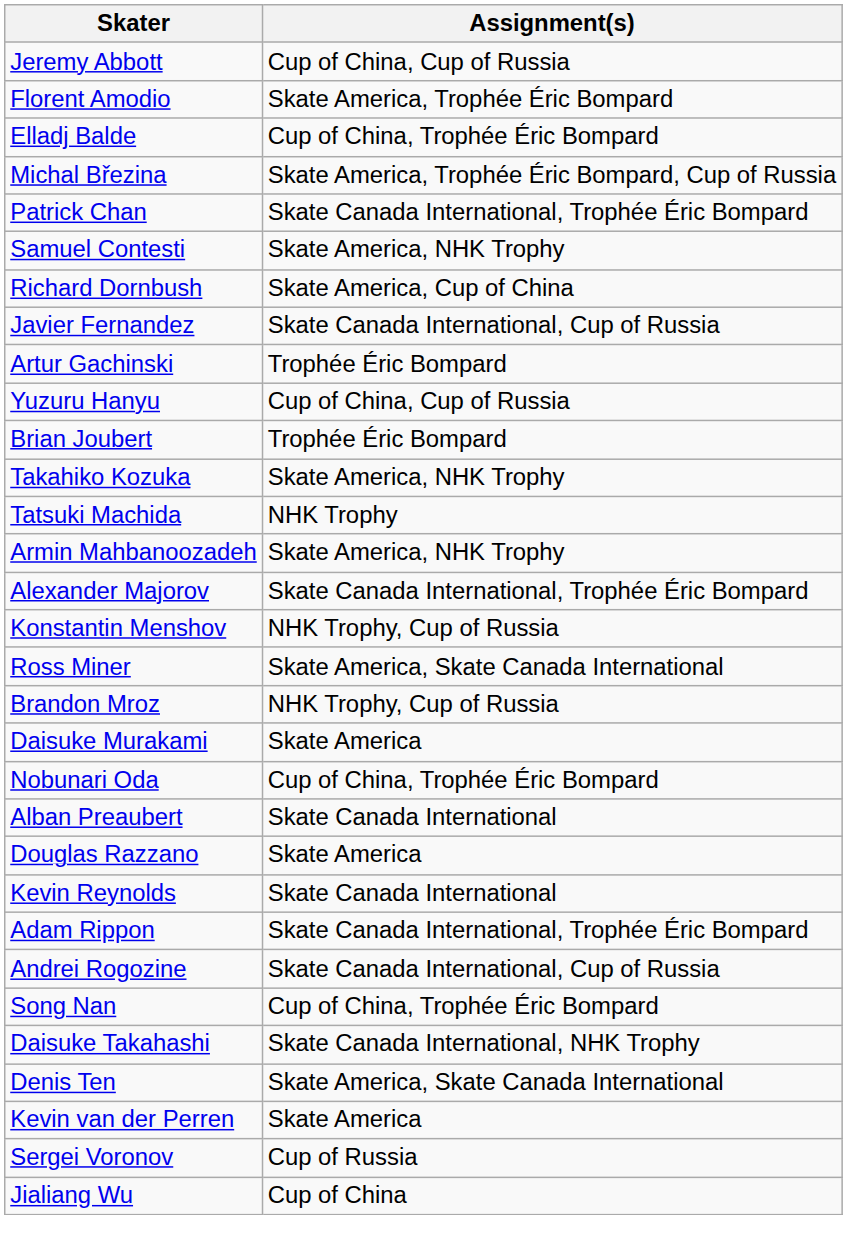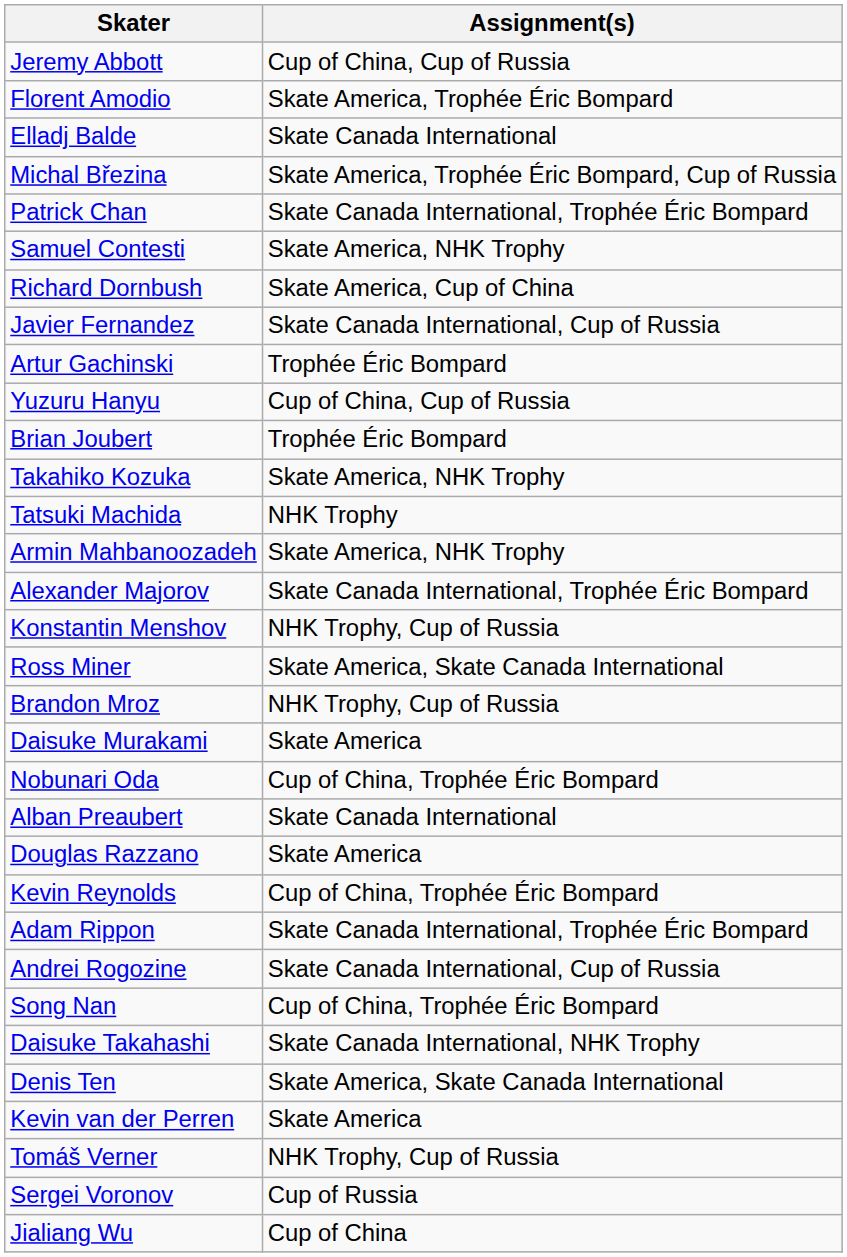(463, 136) Cup of China, Trophée Éric Bompard -> (412, 136) Skate Canada International
(412, 893) Skate Canada International -> (463, 893) Cup of China, Trophée Éric Bompard
+ row: (84, 1157)
